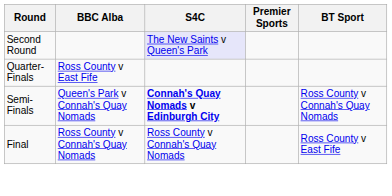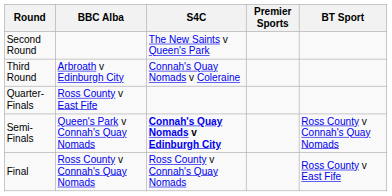(187, 45) lavender background -> (188, 45) no background
+ row: (21, 72)
